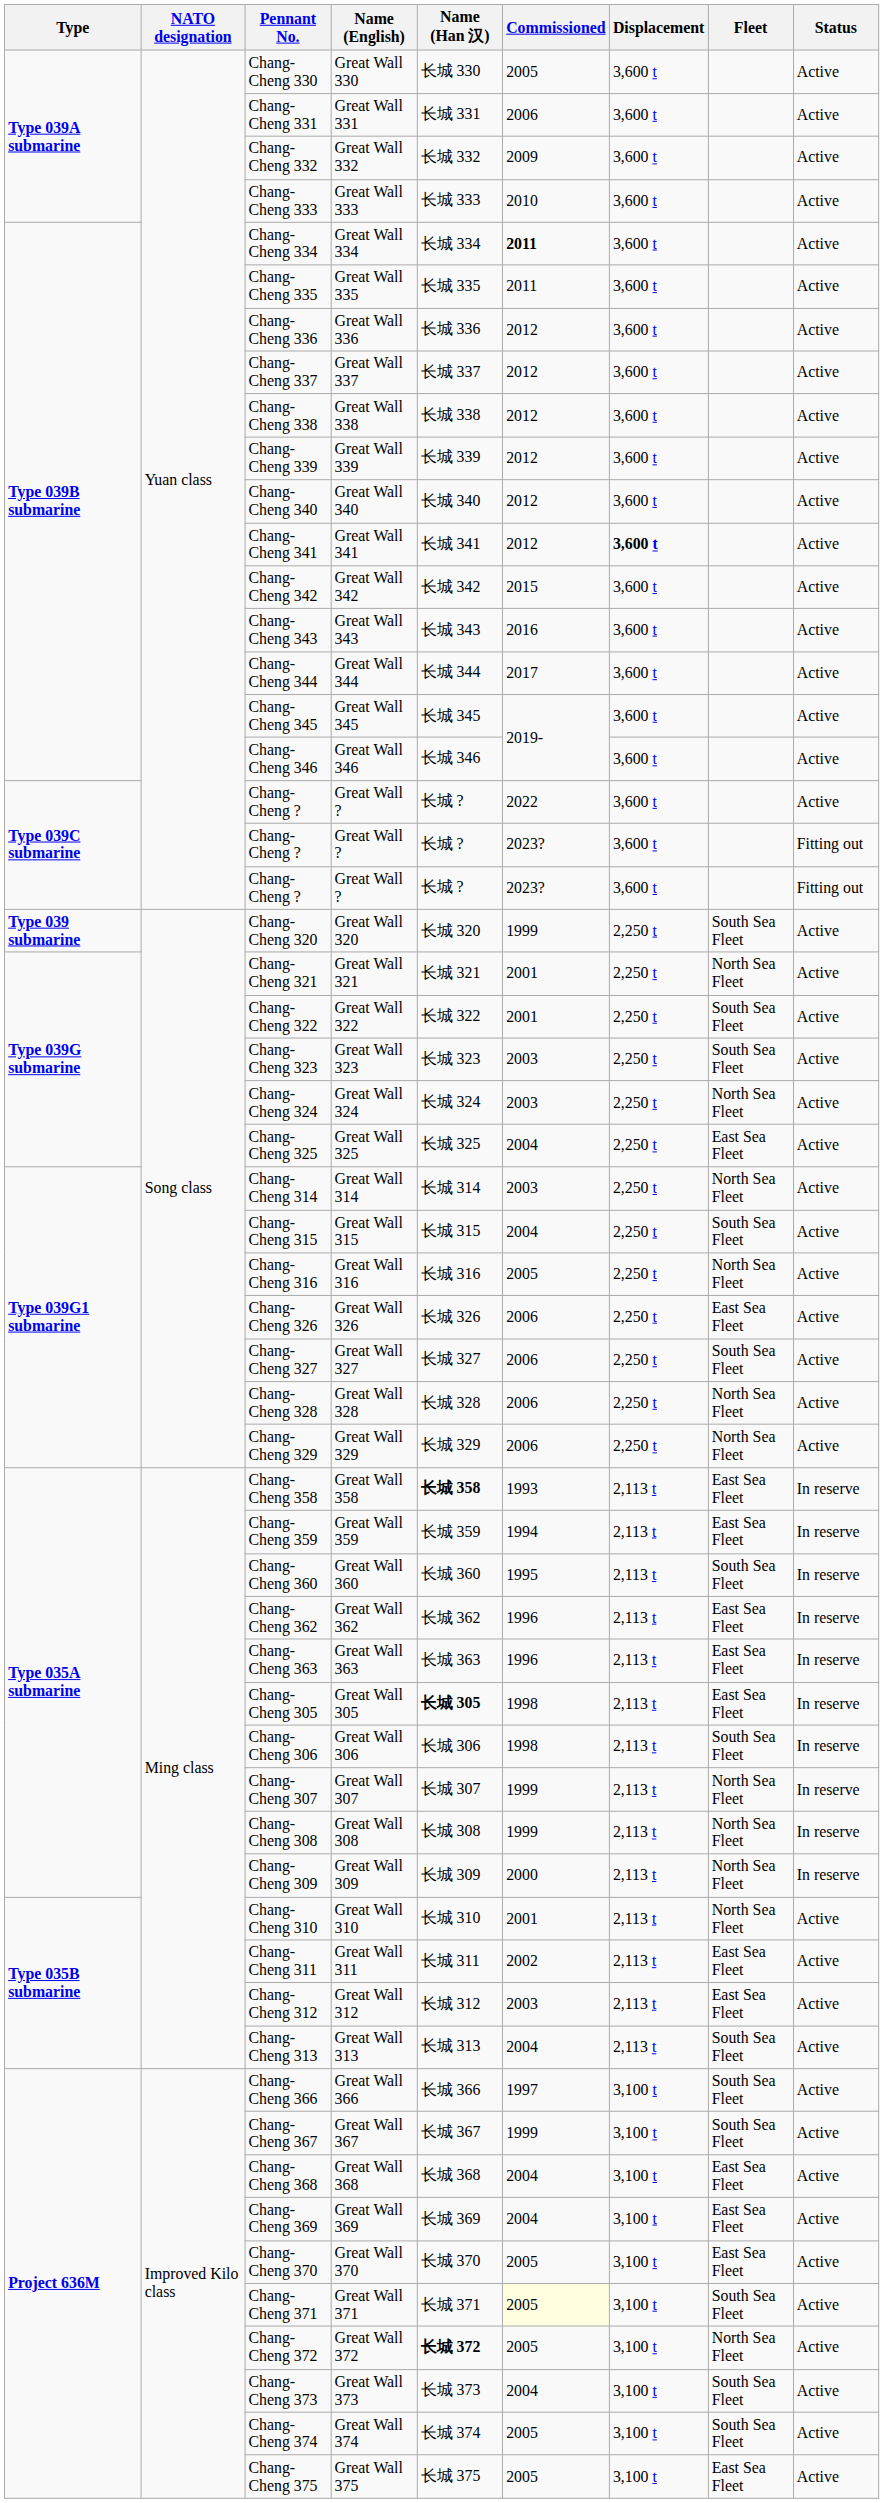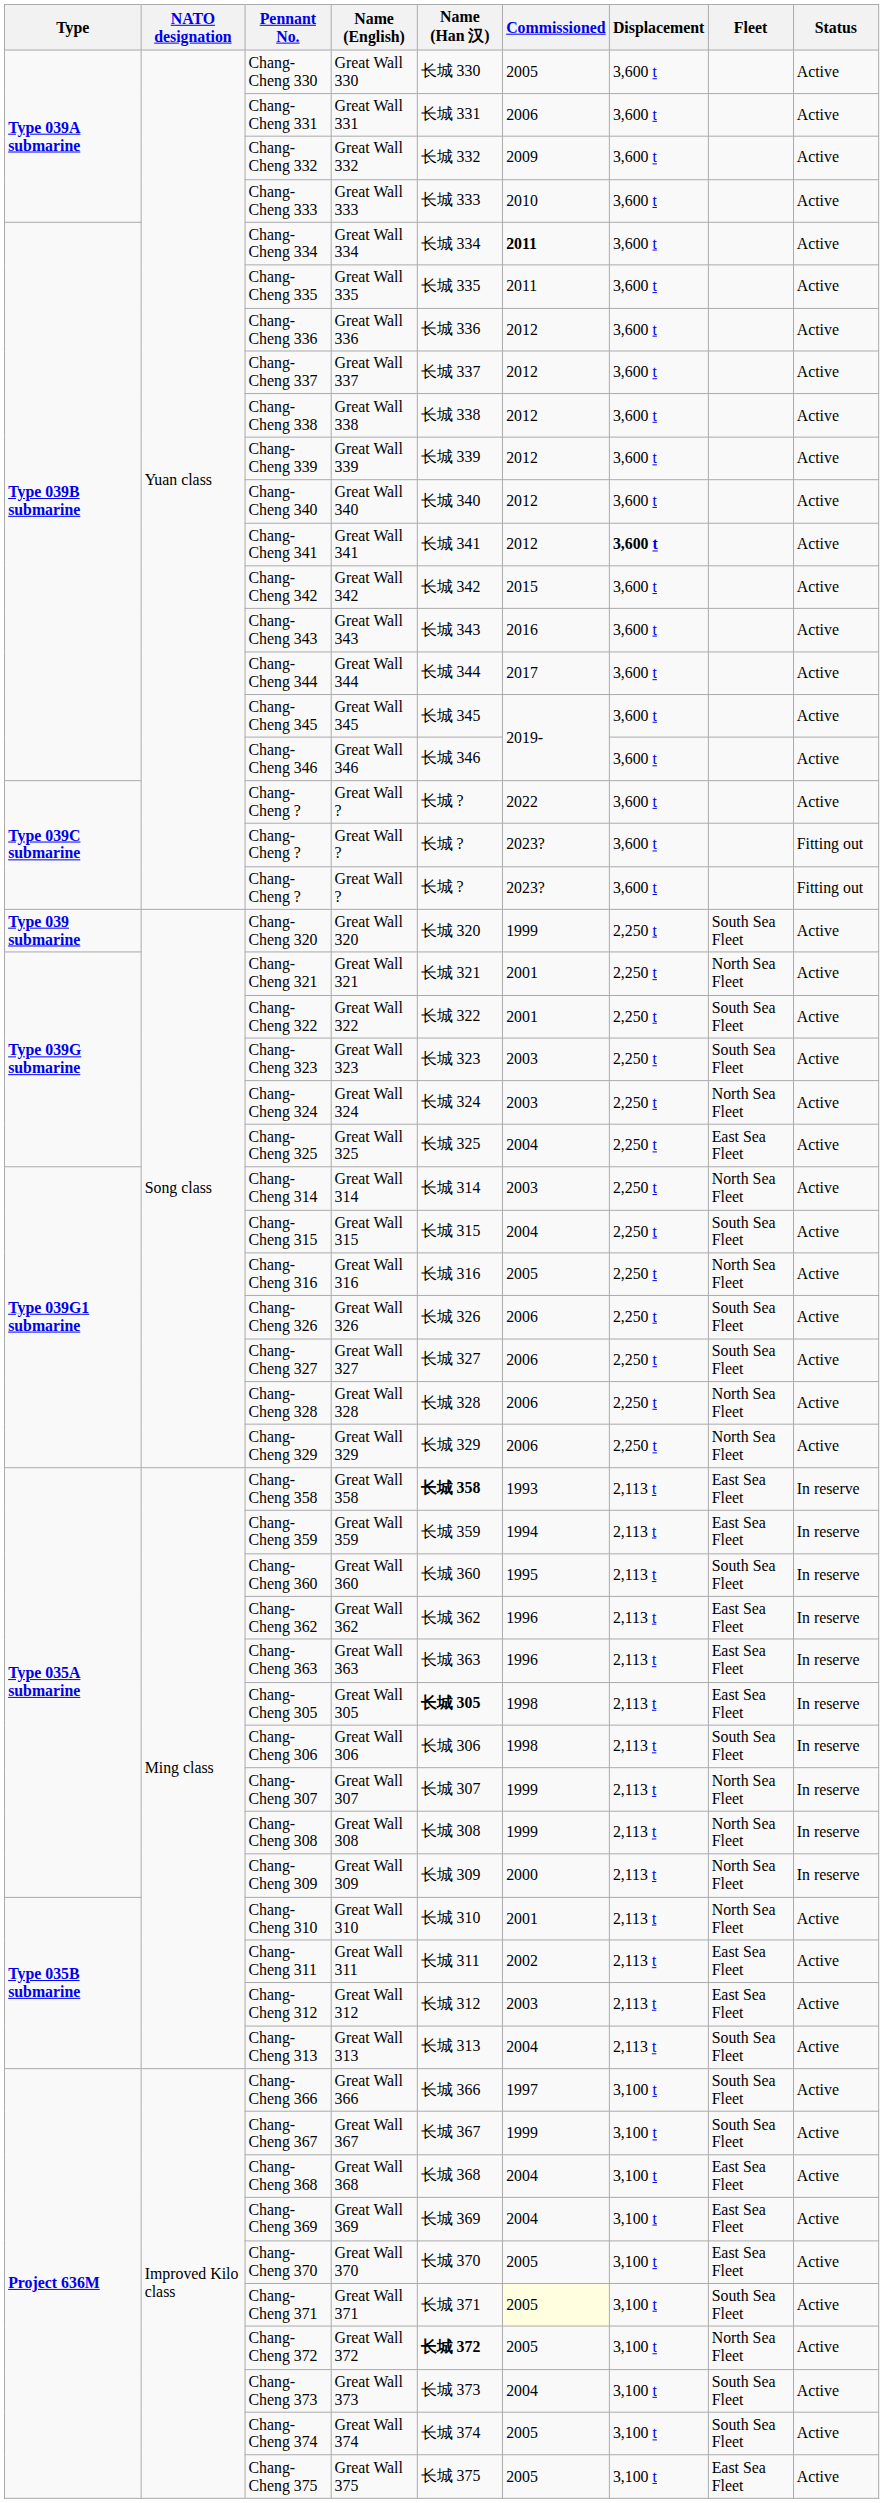(739, 1317) East Sea Fleet -> (744, 1317) South Sea Fleet
